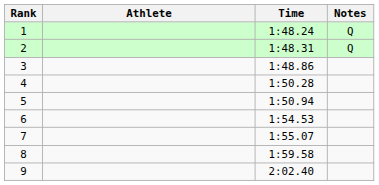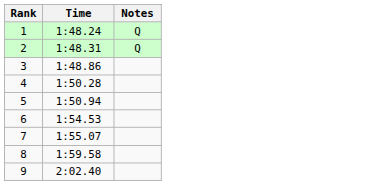- column: (149, 13)
